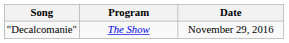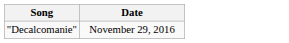- column: (129, 13)
